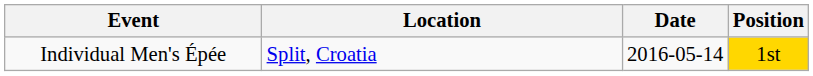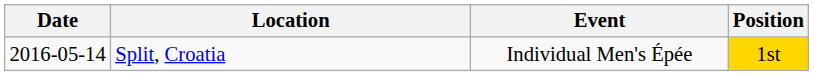columns swapped: (675, 20) <-> (133, 20)
